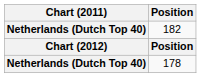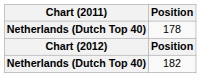rows swapped: (172, 30) <-> (172, 64)
